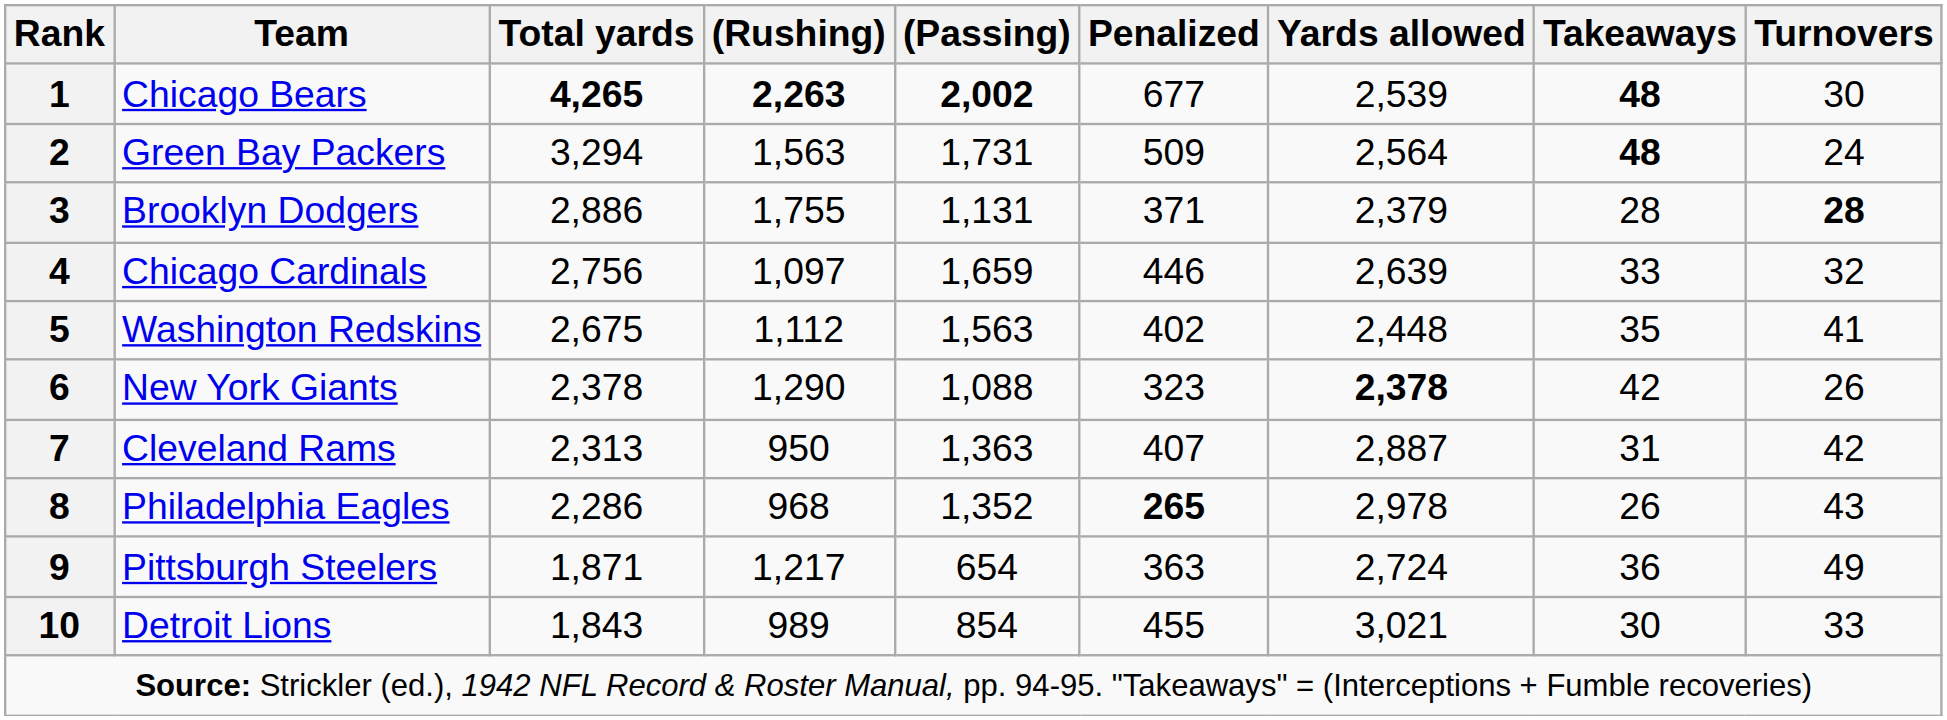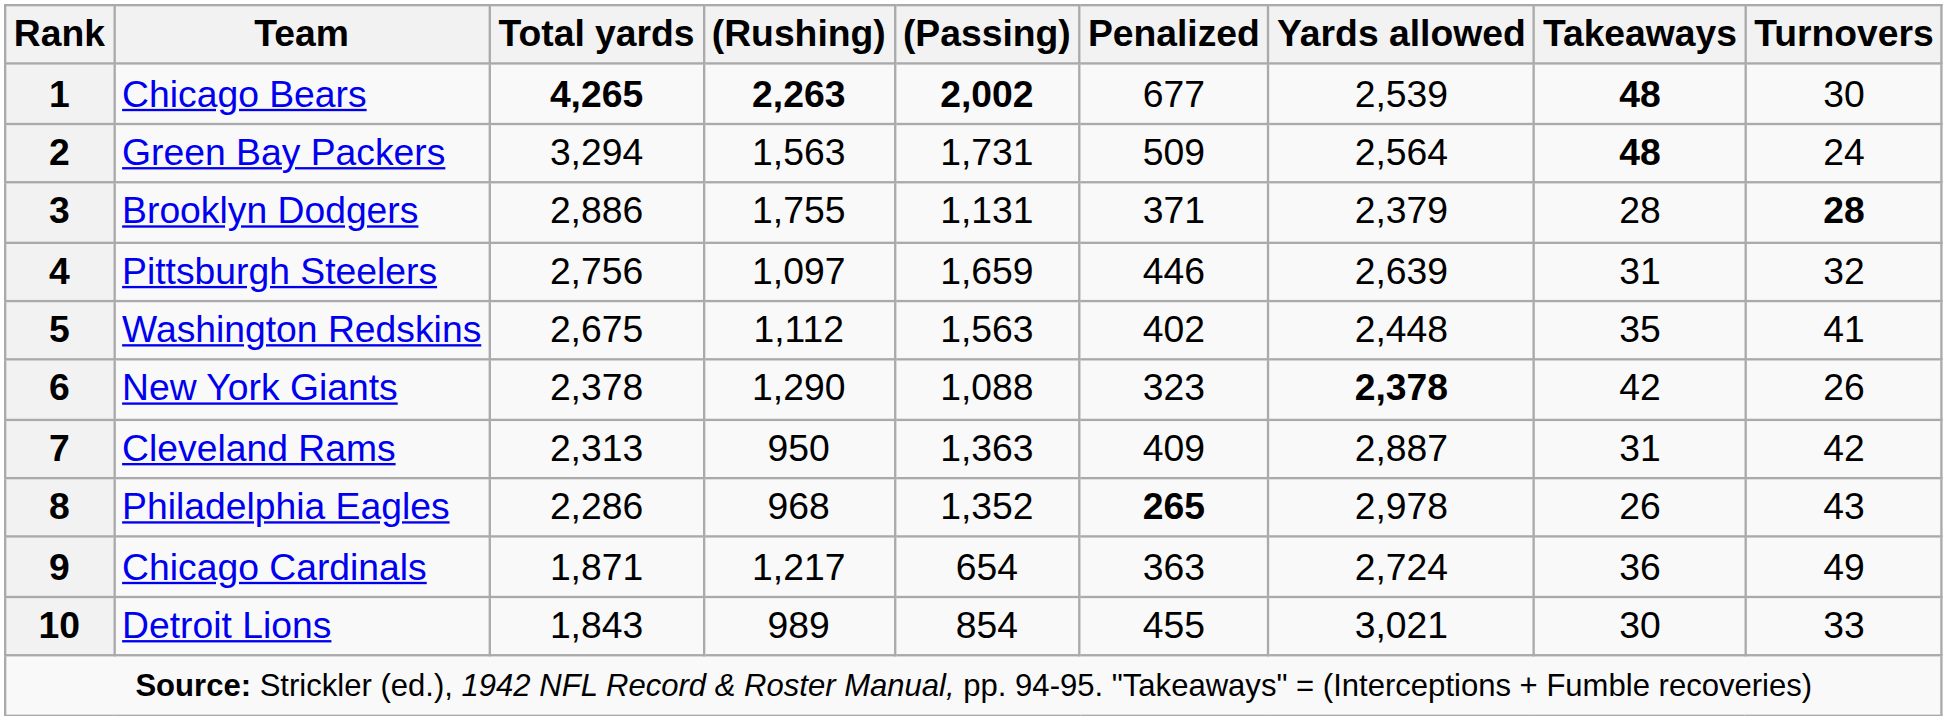(274, 270) Chicago Cardinals -> (280, 270) Pittsburgh Steelers
(1640, 270) 33 -> (1640, 270) 31
(1174, 447) 407 -> (1174, 447) 409
(280, 566) Pittsburgh Steelers -> (274, 566) Chicago Cardinals
